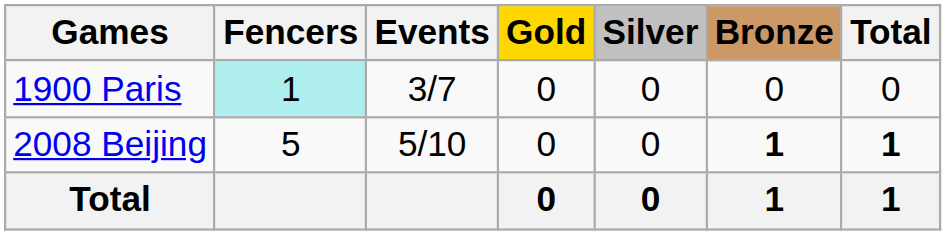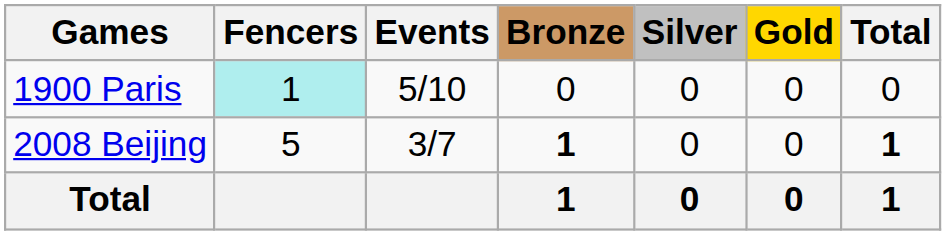columns swapped: (546, 32) <-> (774, 32)
(432, 88) 3/7 -> (432, 88) 5/10
(432, 144) 5/10 -> (432, 144) 3/7
